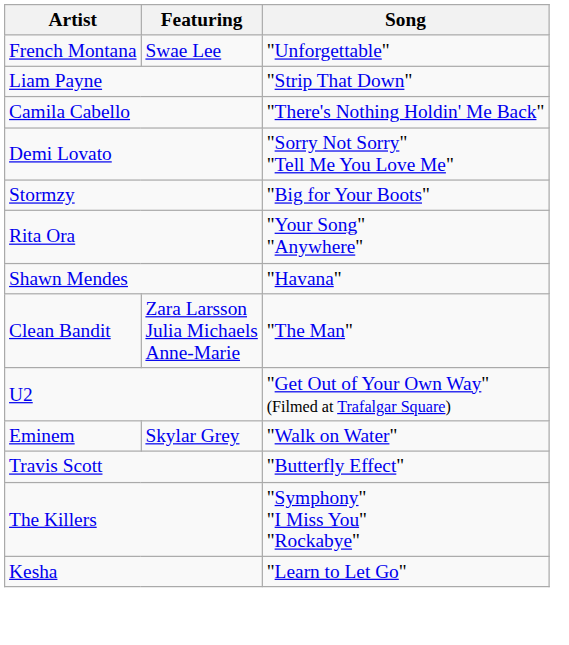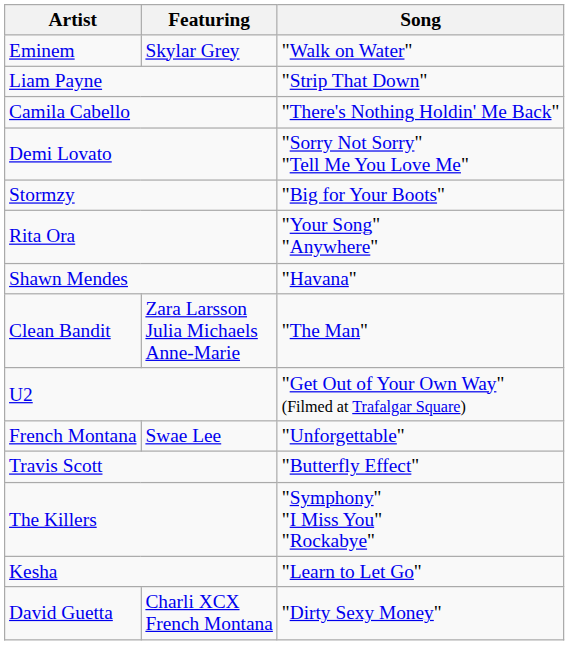rows swapped: (42, 435) <-> (73, 50)
+ row: (61, 613)
